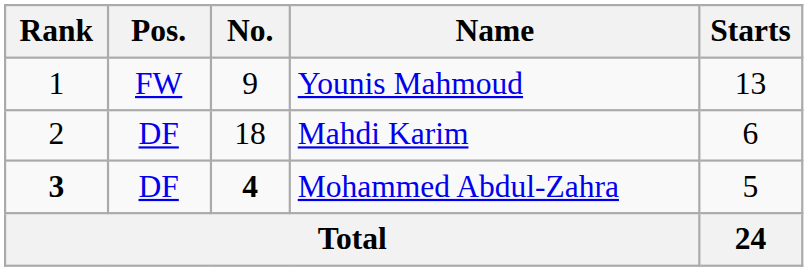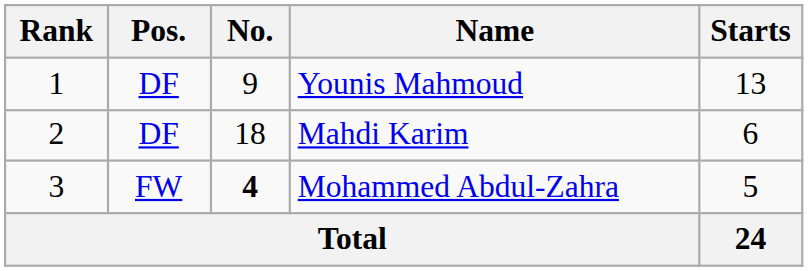(159, 82) FW -> (159, 82) DF
(56, 186) bold -> (56, 186) normal
(159, 186) DF -> (159, 186) FW
